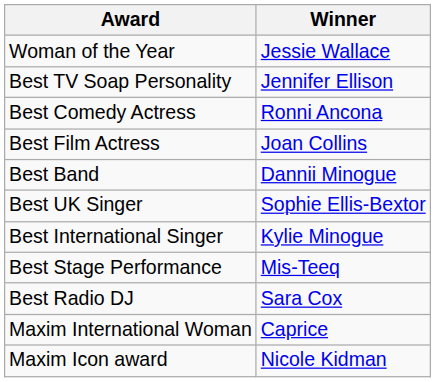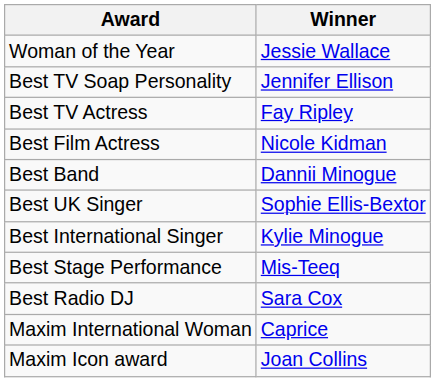+ row: (78, 112)
- row: (102, 112)
(314, 143) Joan Collins -> (324, 143) Nicole Kidman
(324, 360) Nicole Kidman -> (314, 360) Joan Collins
